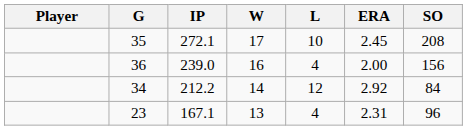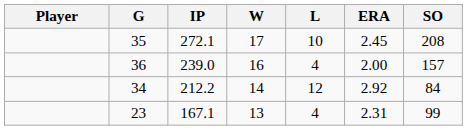(433, 64) 156 -> (433, 64) 157
(433, 112) 96 -> (433, 112) 99
